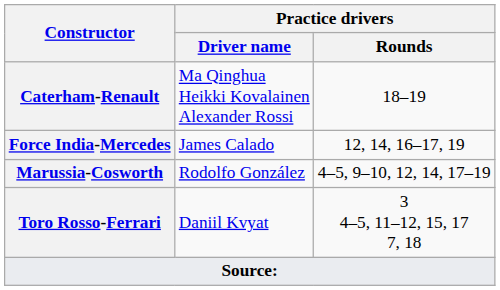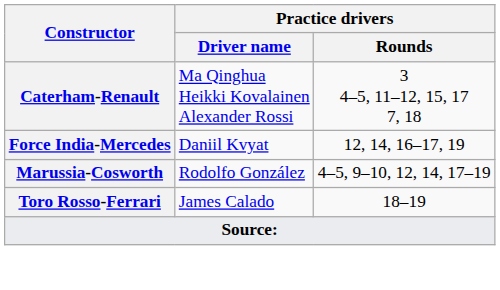(404, 95) 18–19 -> (404, 95) 3 4–5, 11–12, 15, 17 7, 18
(227, 144) James Calado -> (224, 144) Daniil Kvyat
(224, 221) Daniil Kvyat -> (227, 201) James Calado
(404, 221) 3 4–5, 11–12, 15, 17 7, 18 -> (404, 201) 18–19
